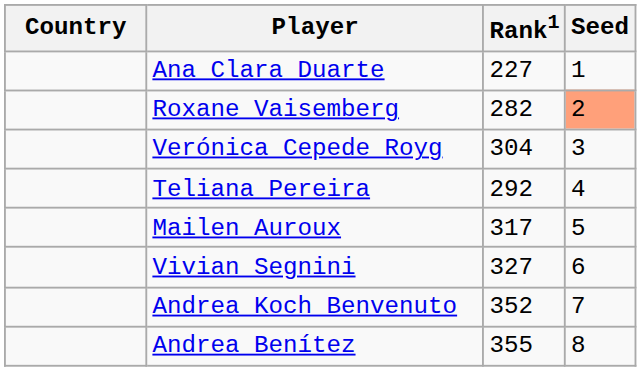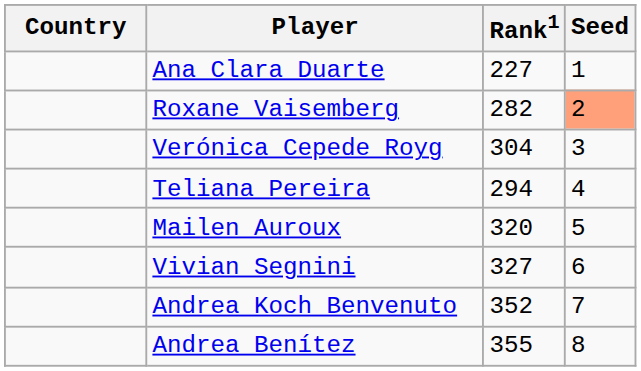(511, 188) 292 -> (511, 188) 294
(511, 228) 317 -> (511, 228) 320
